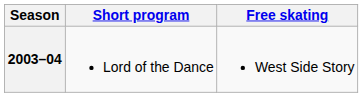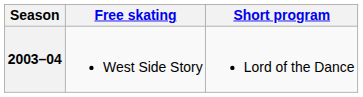columns swapped: (141, 15) <-> (287, 15)
